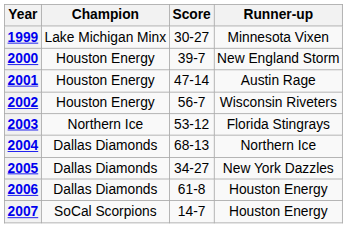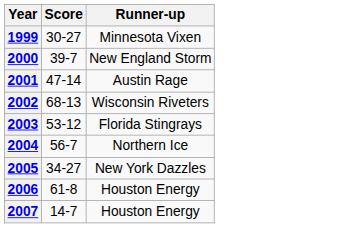- column: (105, 15)
(192, 102) 56-7 -> (64, 102) 68-13
(192, 146) 68-13 -> (64, 146) 56-7
